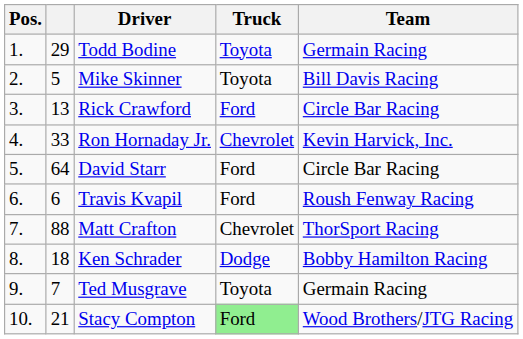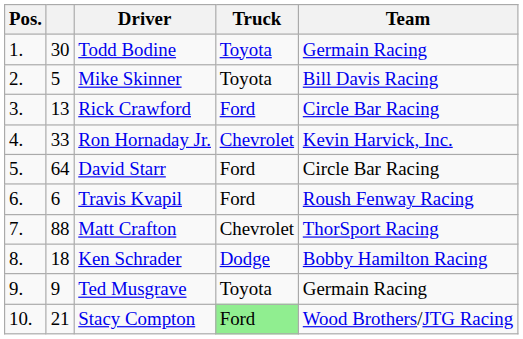(60, 49) 29 -> (60, 49) 30
(55, 288) 7 -> (55, 288) 9
